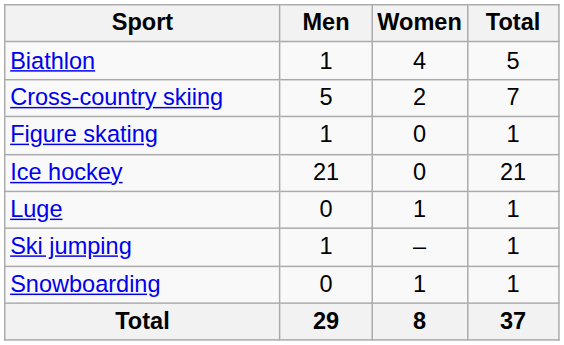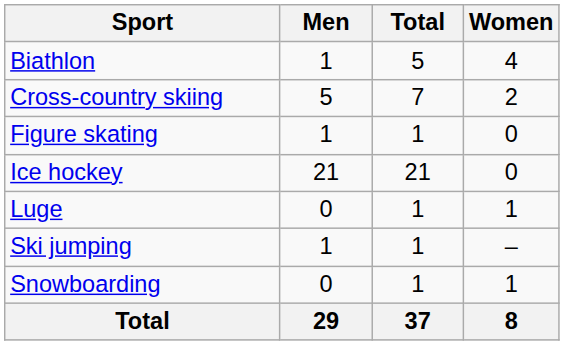columns swapped: (420, 23) <-> (513, 23)
